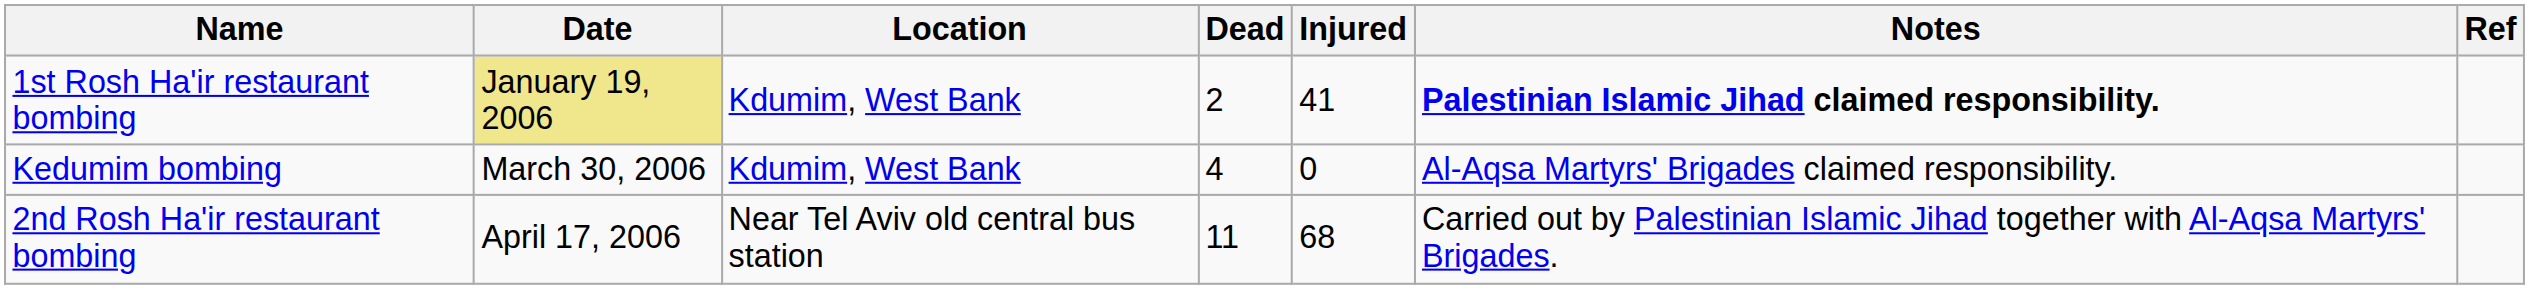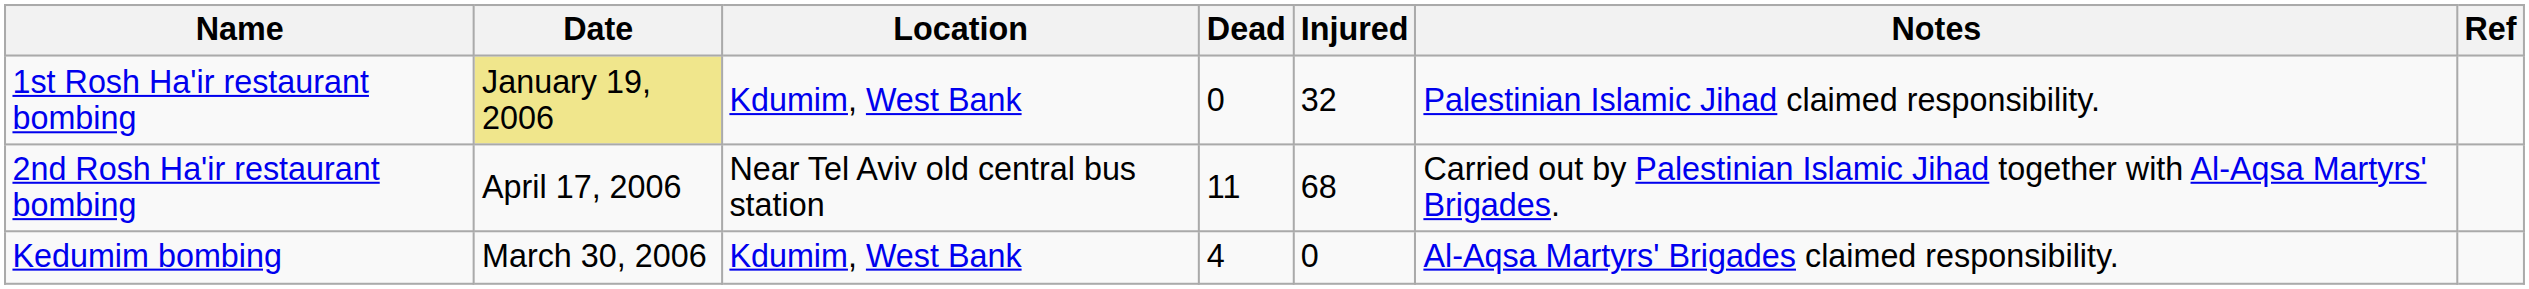(1214, 99) 2 -> (1216, 99) 0
(1317, 99) 41 -> (1319, 99) 32
(1791, 99) bold -> (1762, 99) normal
rows swapped: (147, 169) <-> (196, 238)
